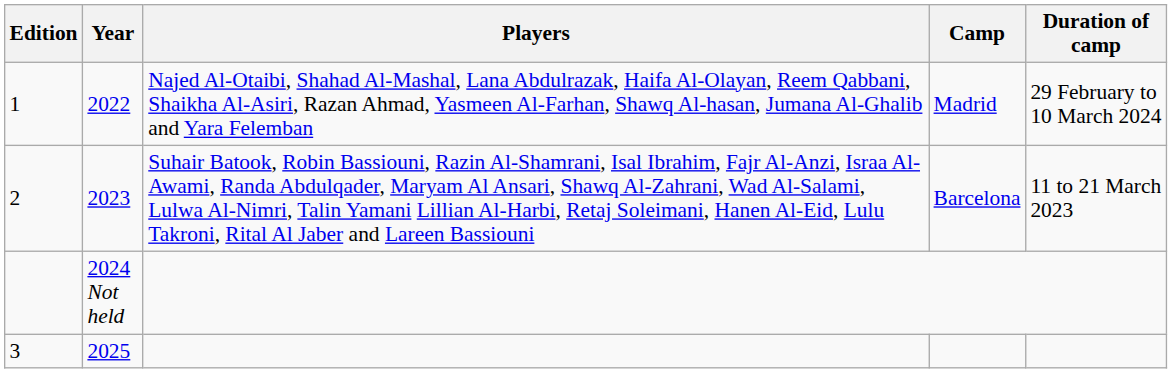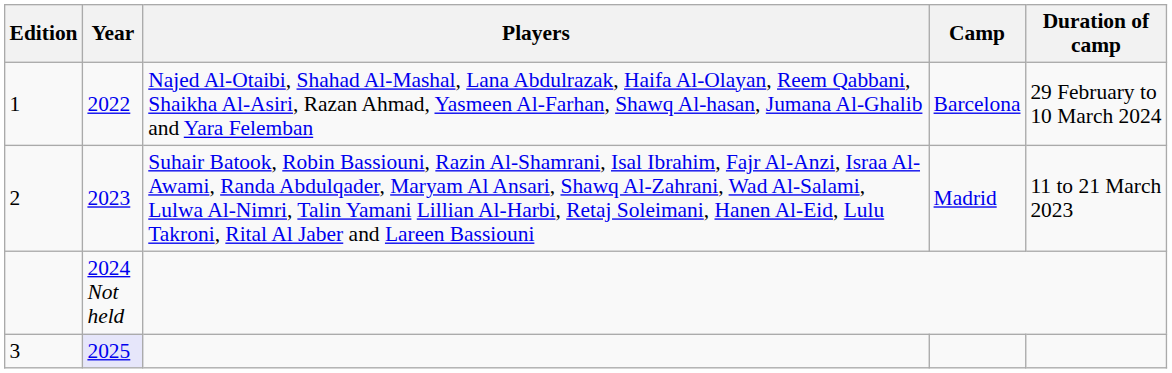(965, 103) Madrid -> (977, 103) Barcelona
(977, 198) Barcelona -> (965, 198) Madrid
(109, 350) no background -> (109, 350) lavender background
